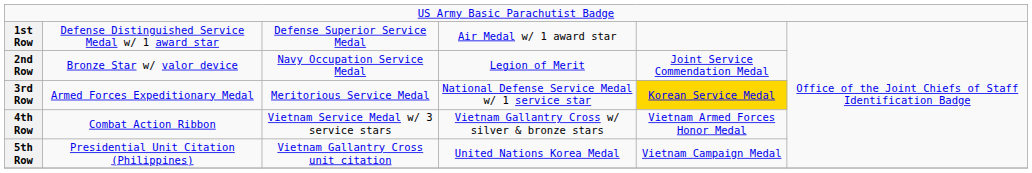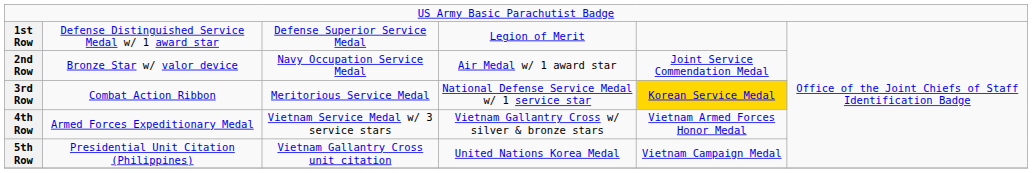(537, 36) Air Medal w/ 1 award star -> (537, 36) Legion of Merit
(537, 66) Legion of Merit -> (537, 66) Air Medal w/ 1 award star
(152, 95) Armed Forces Expeditionary Medal -> (152, 95) Combat Action Ribbon
(152, 124) Combat Action Ribbon -> (152, 124) Armed Forces Expeditionary Medal
